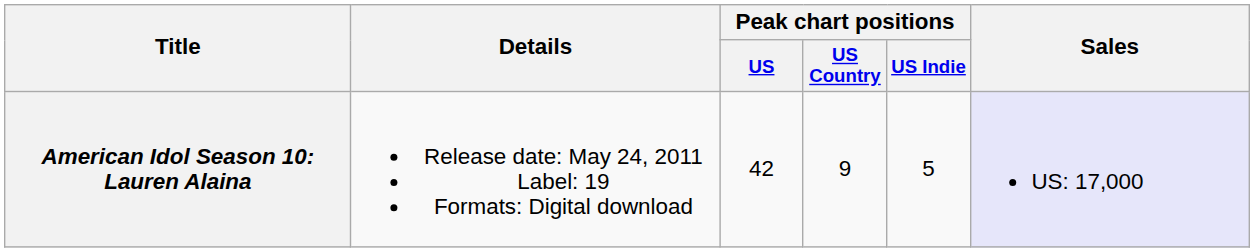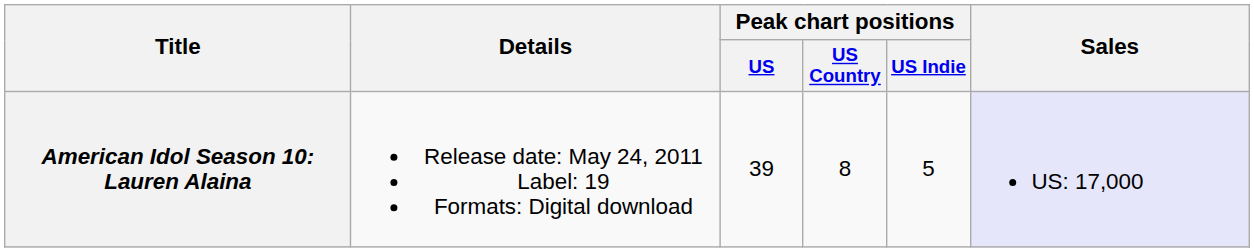(761, 168) 42 -> (761, 168) 39
(845, 168) 9 -> (845, 168) 8
